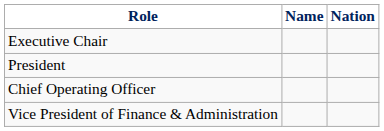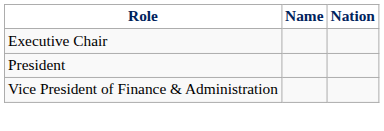- row: (82, 89)
